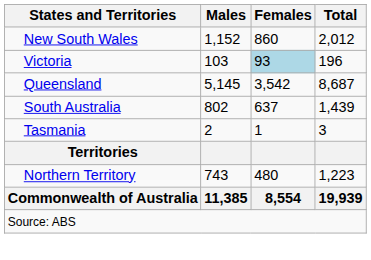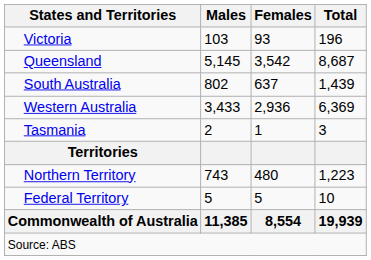- row: (73, 38)
(262, 61) lightblue background -> (262, 38) no background
+ row: (72, 107)
+ row: (68, 198)
